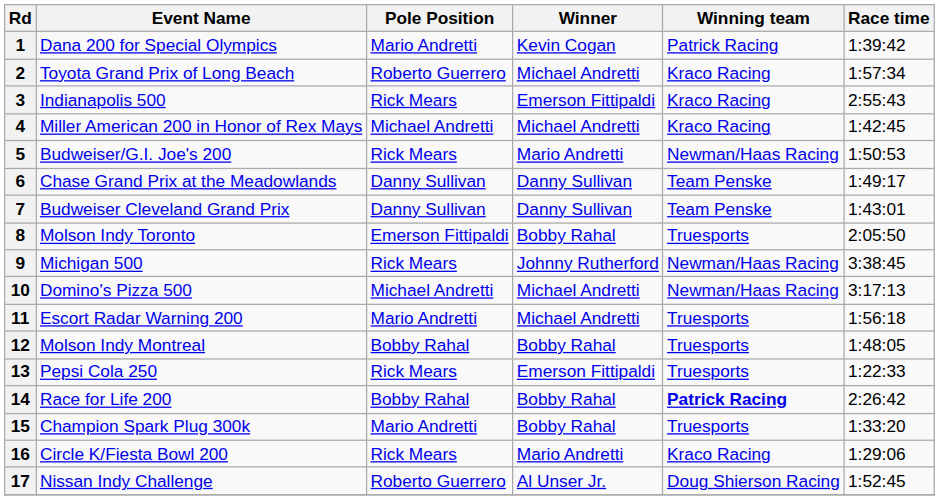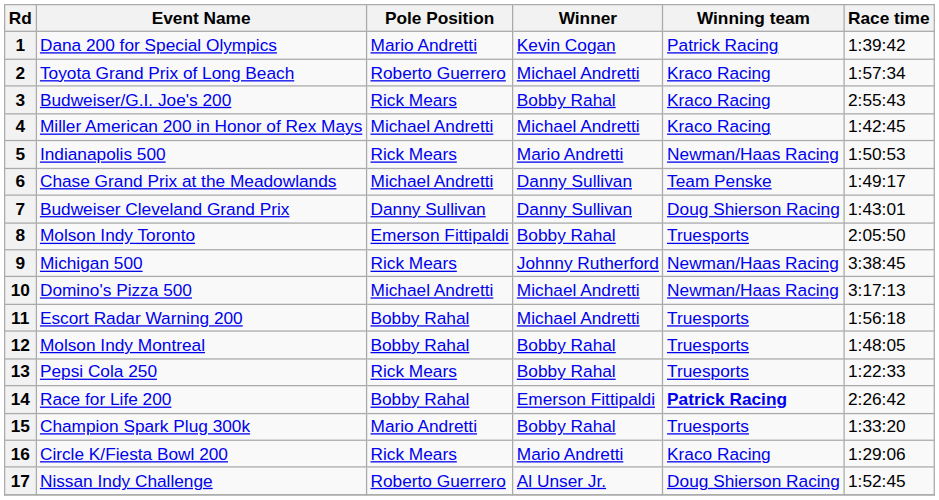(103, 100) Indianapolis 500 -> (136, 100) Budweiser/G.I. Joe's 200
(586, 100) Emerson Fittipaldi -> (566, 100) Bobby Rahal
(136, 154) Budweiser/G.I. Joe's 200 -> (103, 154) Indianapolis 500
(428, 181) Danny Sullivan -> (432, 181) Michael Andretti
(719, 208) Team Penske -> (753, 208) Doug Shierson Racing
(424, 317) Mario Andretti -> (420, 317) Bobby Rahal
(586, 372) Emerson Fittipaldi -> (566, 372) Bobby Rahal
(566, 399) Bobby Rahal -> (586, 399) Emerson Fittipaldi
